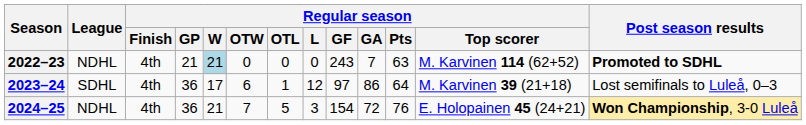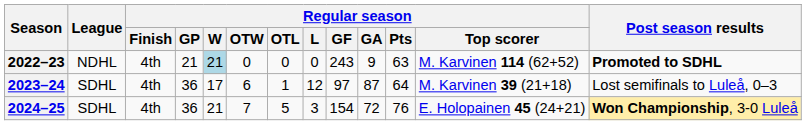(372, 62) 7 -> (372, 62) 9
(372, 86) 86 -> (372, 86) 87
(97, 109) NDHL -> (97, 109) SDHL
